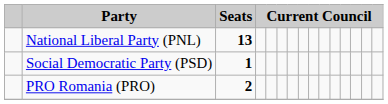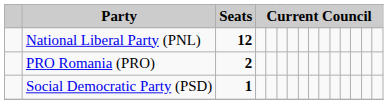(245, 39) 13 -> (245, 39) 12
rows swapped: (90, 87) <-> (119, 63)
